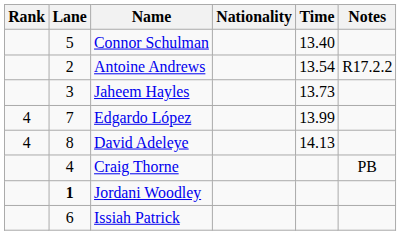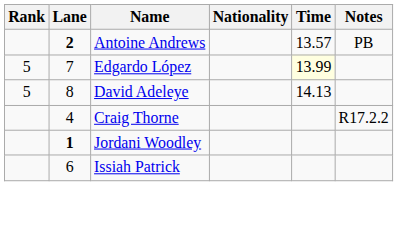- row: (151, 42)
(70, 67) normal -> (70, 42) bold
(317, 67) 13.54 -> (313, 42) 13.57
(367, 67) R17.2.2 -> (364, 42) PB
- row: (142, 92)
(27, 117) 4 -> (27, 67) 5
(317, 117) no background -> (313, 67) lightyellow background
(27, 142) 4 -> (27, 92) 5
(367, 167) PB -> (364, 117) R17.2.2
